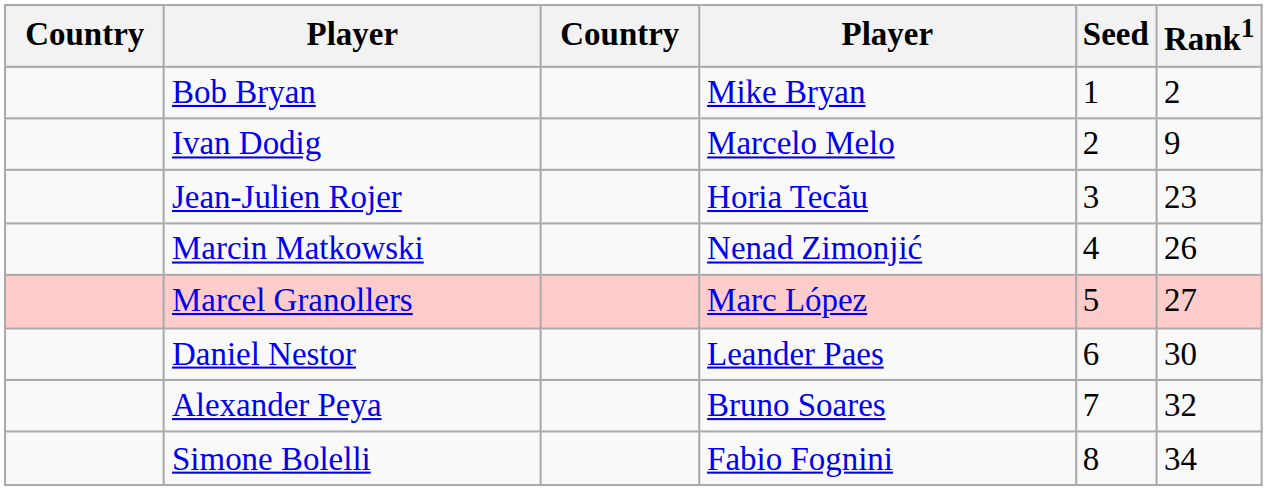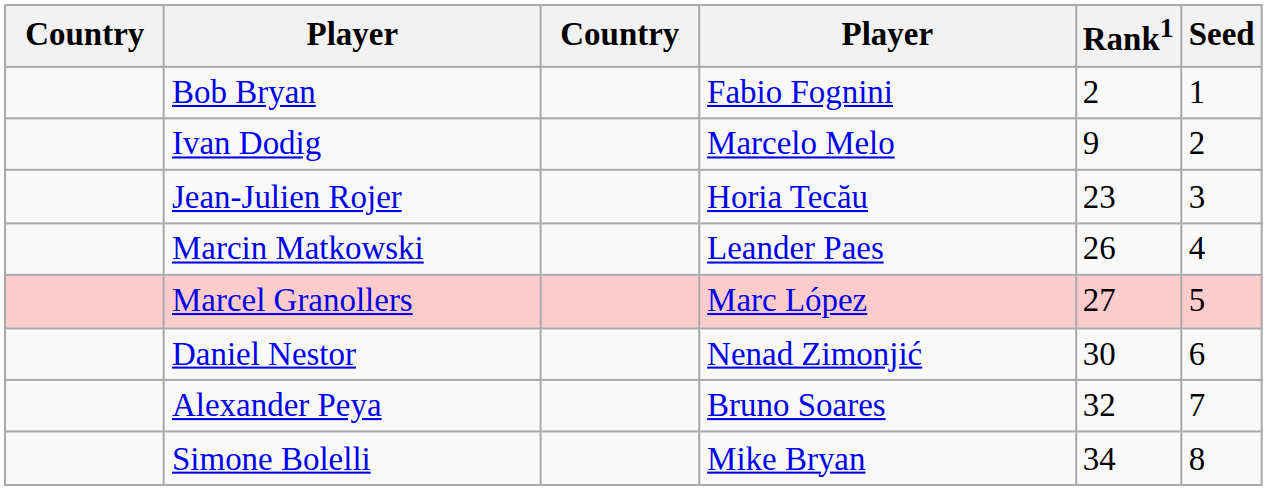columns swapped: (1209, 35) <-> (1116, 35)
(786, 91) Mike Bryan -> (800, 91) Fabio Fognini
(815, 248) Nenad Zimonjić -> (795, 248) Leander Paes
(795, 353) Leander Paes -> (815, 353) Nenad Zimonjić
(800, 457) Fabio Fognini -> (786, 457) Mike Bryan
